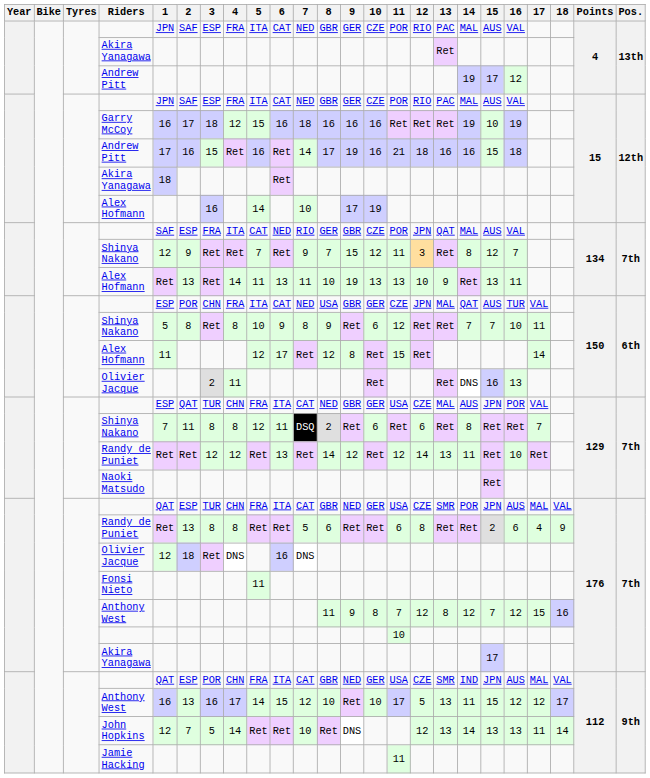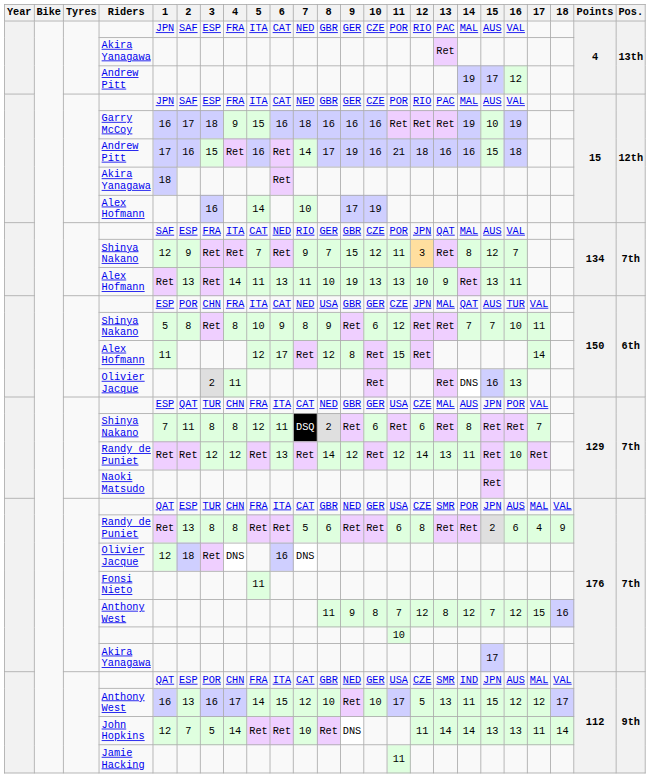(235, 125) 12 -> (235, 125) 9
(422, 731) 12 -> (422, 731) 11
(446, 731) 13 -> (446, 731) 14
